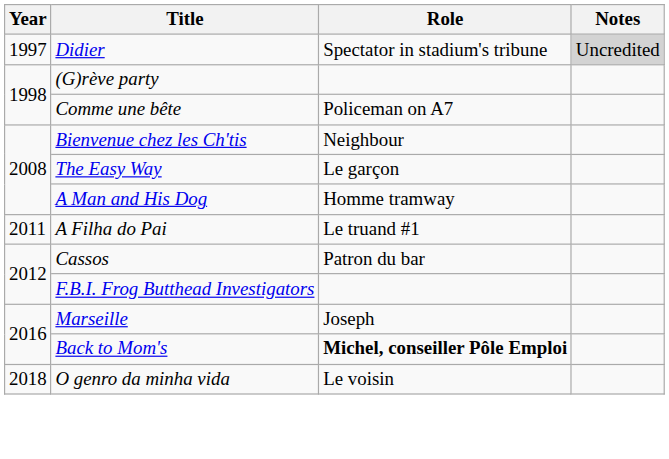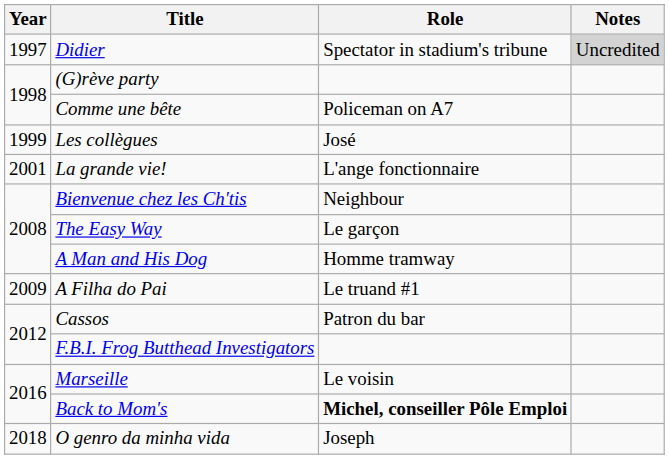+ row: (107, 139)
+ row: (111, 169)
(27, 229) 2011 -> (28, 288) 2009
(349, 318) Joseph -> (359, 378) Le voisin
(359, 378) Le voisin -> (349, 438) Joseph
